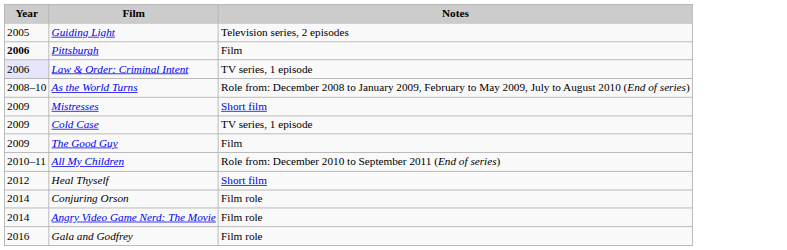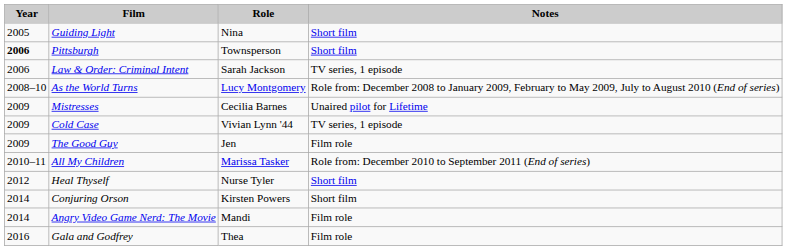+ column: (263, 14)
(285, 32) Television series, 2 episodes -> (334, 32) Short film
(232, 51) Film -> (334, 51) Short film
(18, 69) lavender background -> (18, 69) no background
(244, 106) Short film -> (369, 106) Unaired pilot for Lifetime
(232, 143) Film -> (332, 143) Film role
(242, 199) Film role -> (334, 199) Short film
